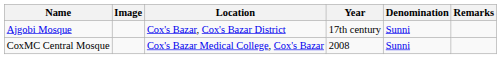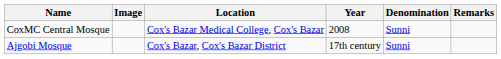rows swapped: (58, 45) <-> (39, 29)
